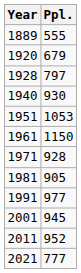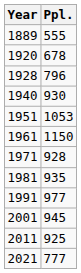(55, 55) 679 -> (55, 55) 678
(55, 76) 797 -> (55, 76) 796
(55, 177) 905 -> (55, 177) 935
(55, 238) 952 -> (55, 238) 925
